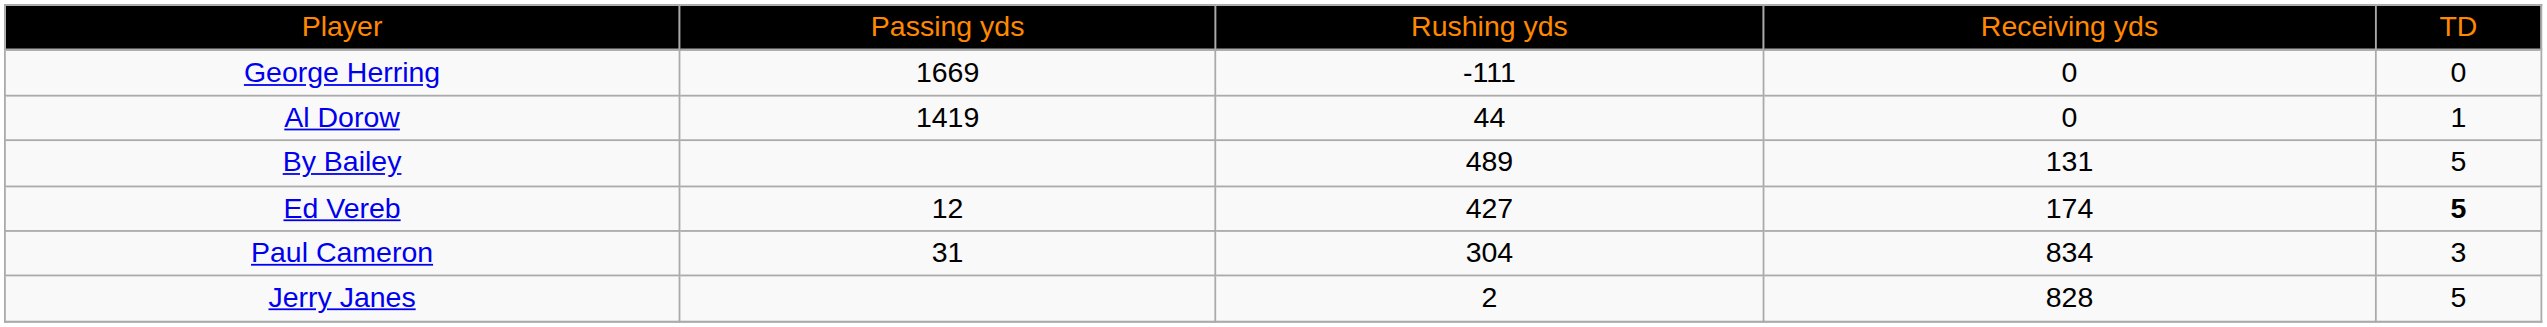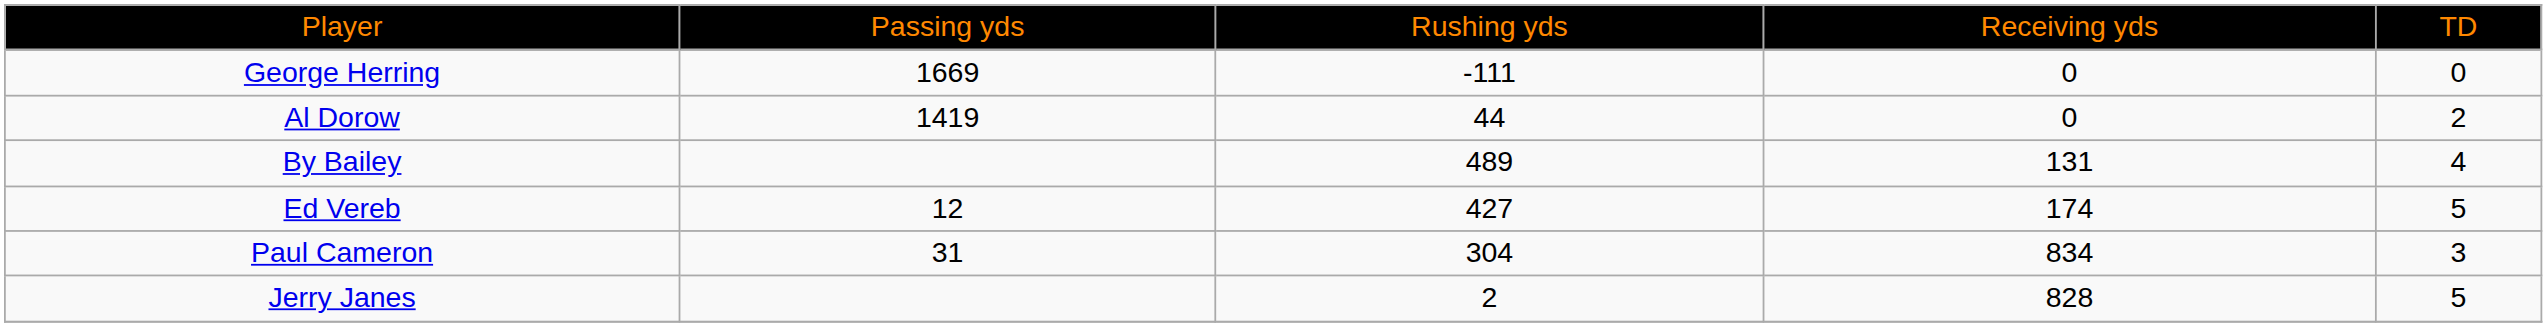(2458, 117) 1 -> (2458, 117) 2
(2458, 162) 5 -> (2458, 162) 4
(2458, 207) bold -> (2458, 207) normal
